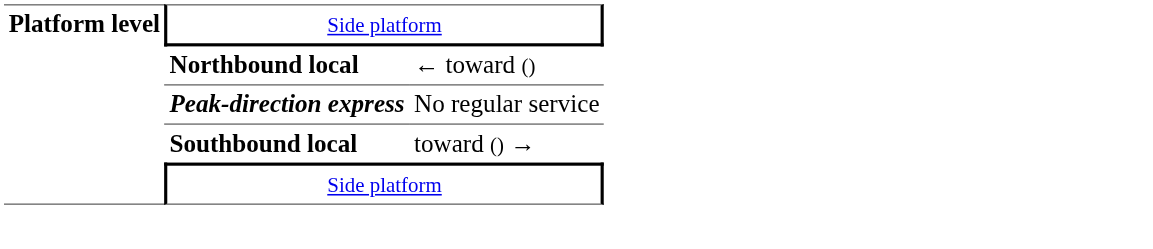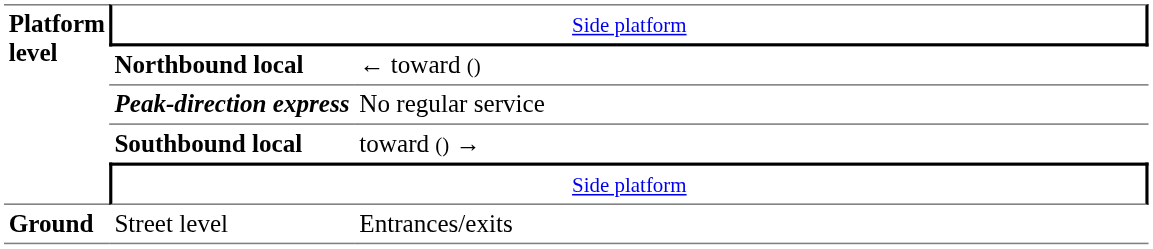+ row: (171, 223)
